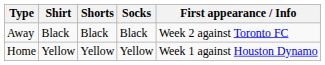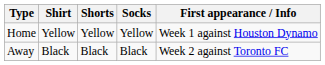rows swapped: (22, 51) <-> (21, 32)
